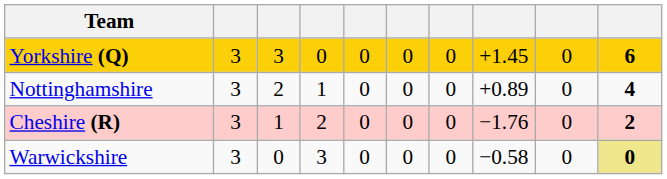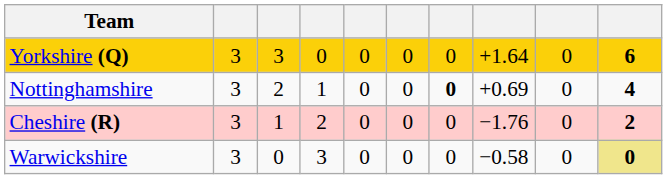(504, 55) +1.45 -> (504, 55) +1.64
(451, 88) normal -> (451, 88) bold
(504, 88) +0.89 -> (504, 88) +0.69
